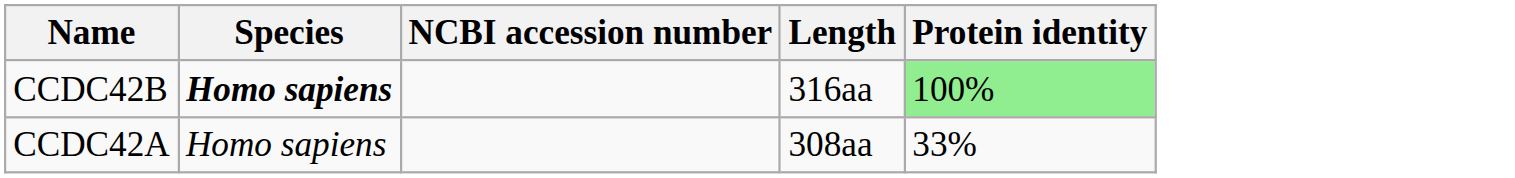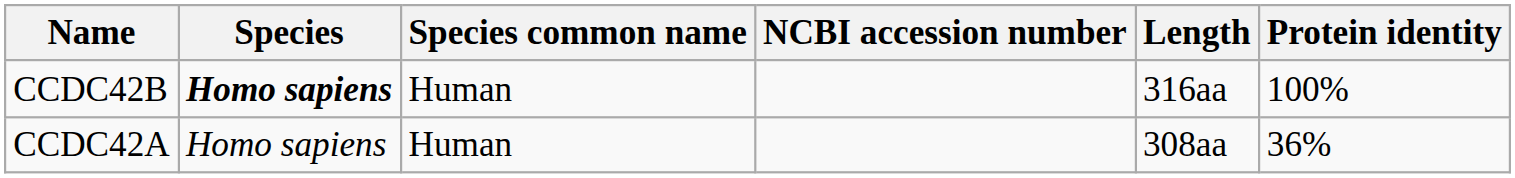+ column: (578, 32)
(953, 88) lightgreen background -> (1308, 88) no background
(945, 144) 33% -> (1299, 144) 36%
